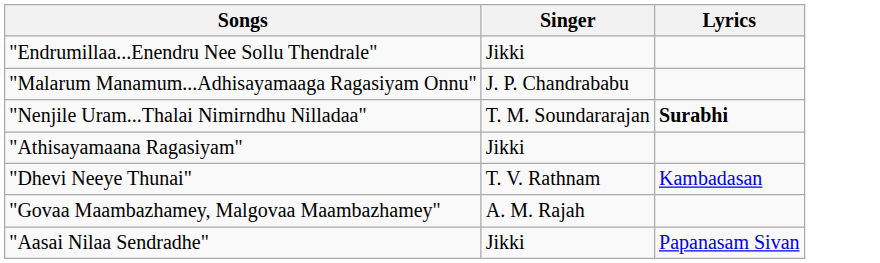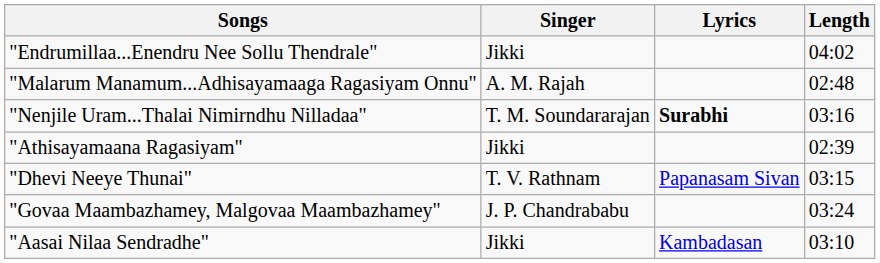+ column: (839, 20)
(557, 83) J. P. Chandrababu -> (535, 83) A. M. Rajah
(711, 178) Kambadasan -> (729, 178) Papanasam Sivan
(535, 210) A. M. Rajah -> (557, 210) J. P. Chandrababu
(729, 242) Papanasam Sivan -> (711, 242) Kambadasan
